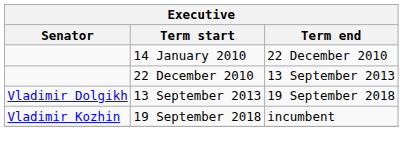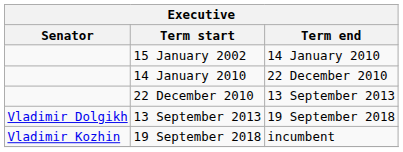+ row: (190, 55)
